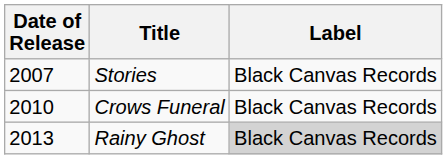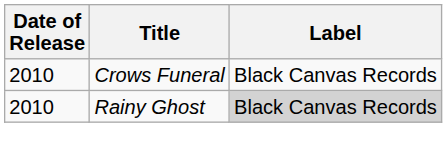- row: (126, 75)
(32, 138) 2013 -> (32, 107) 2010
